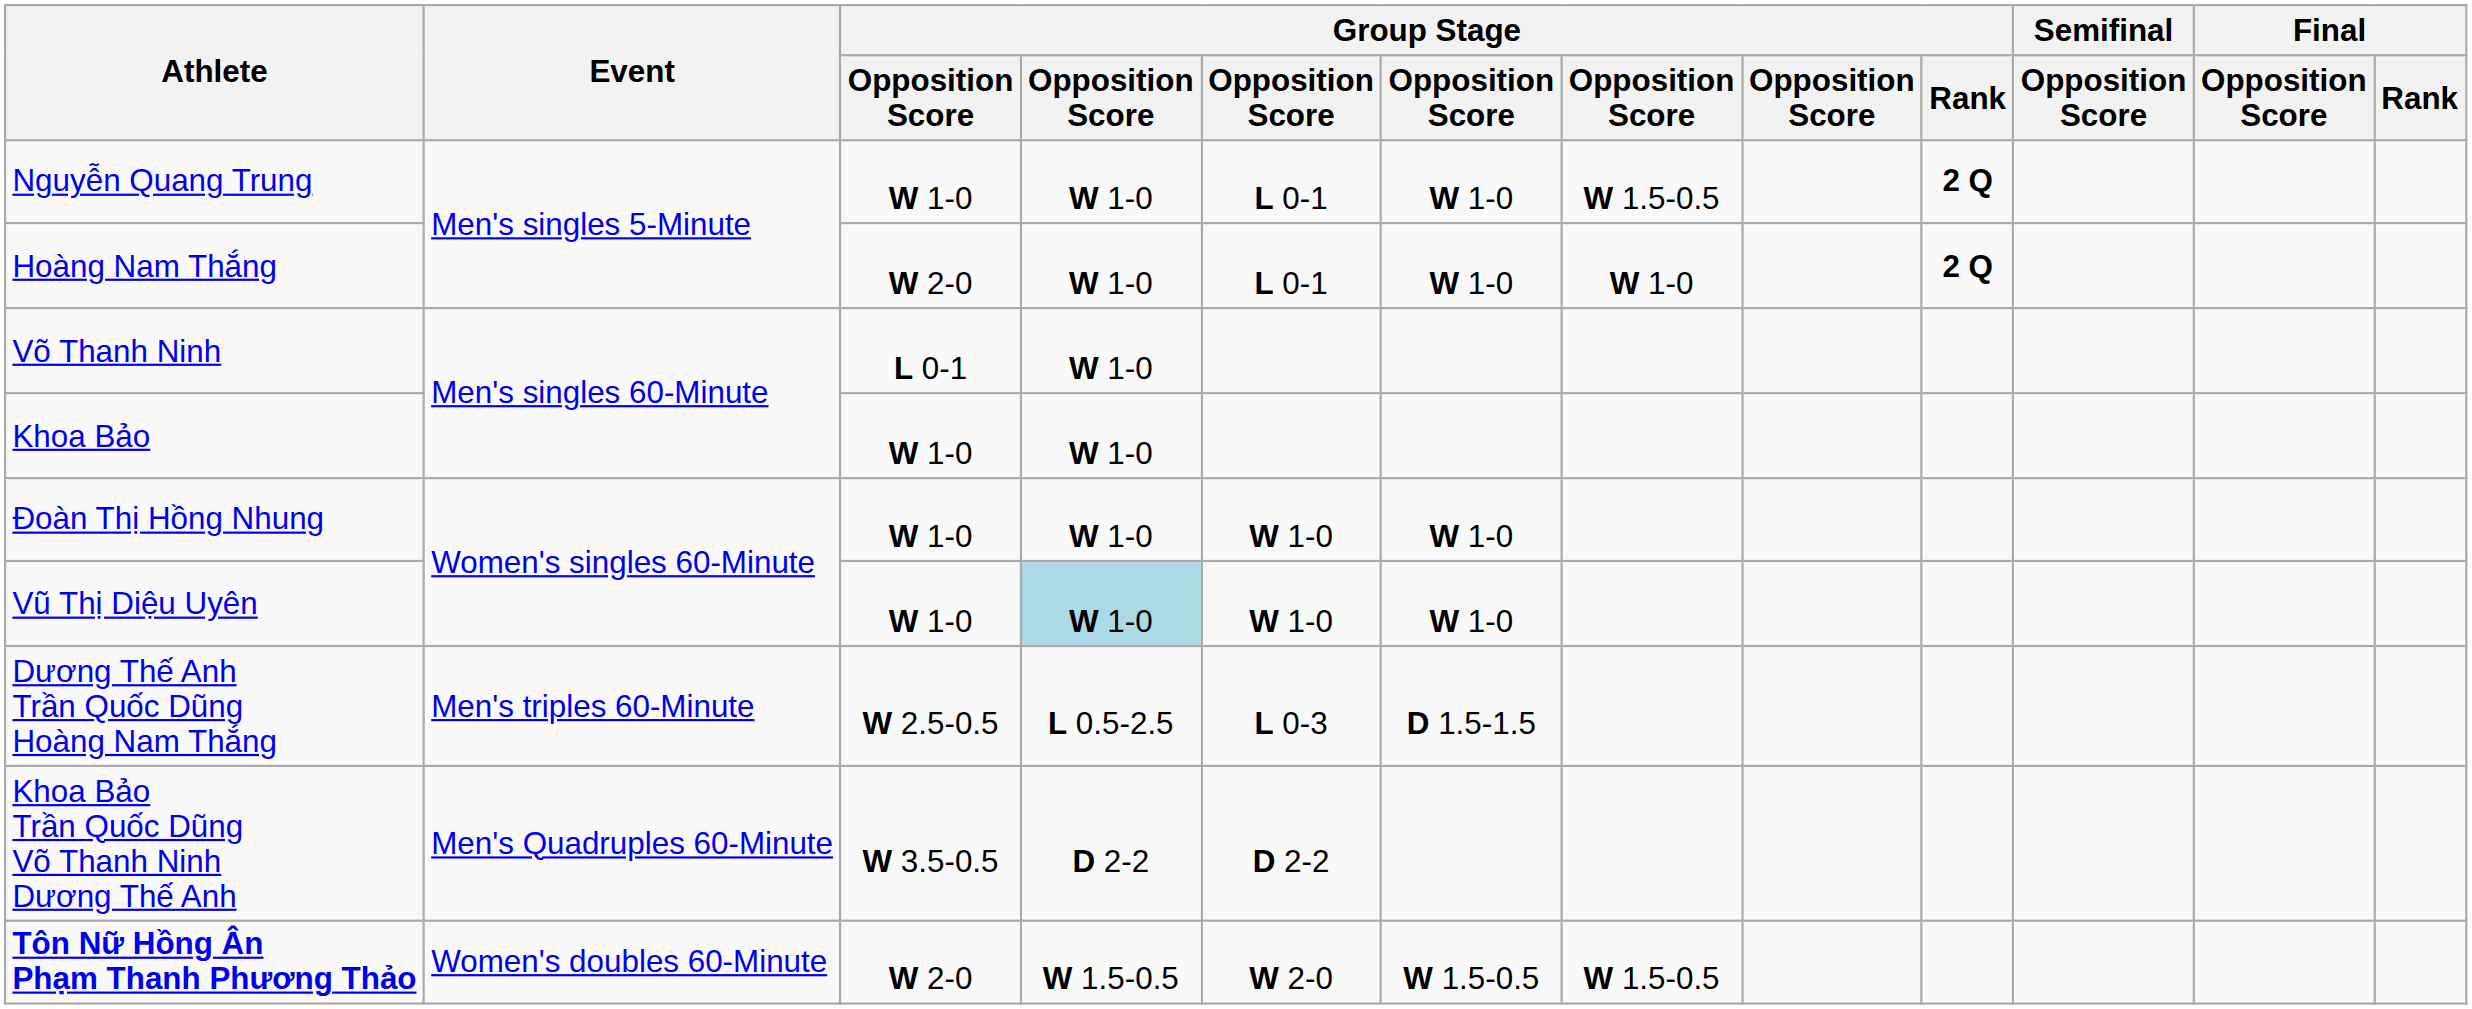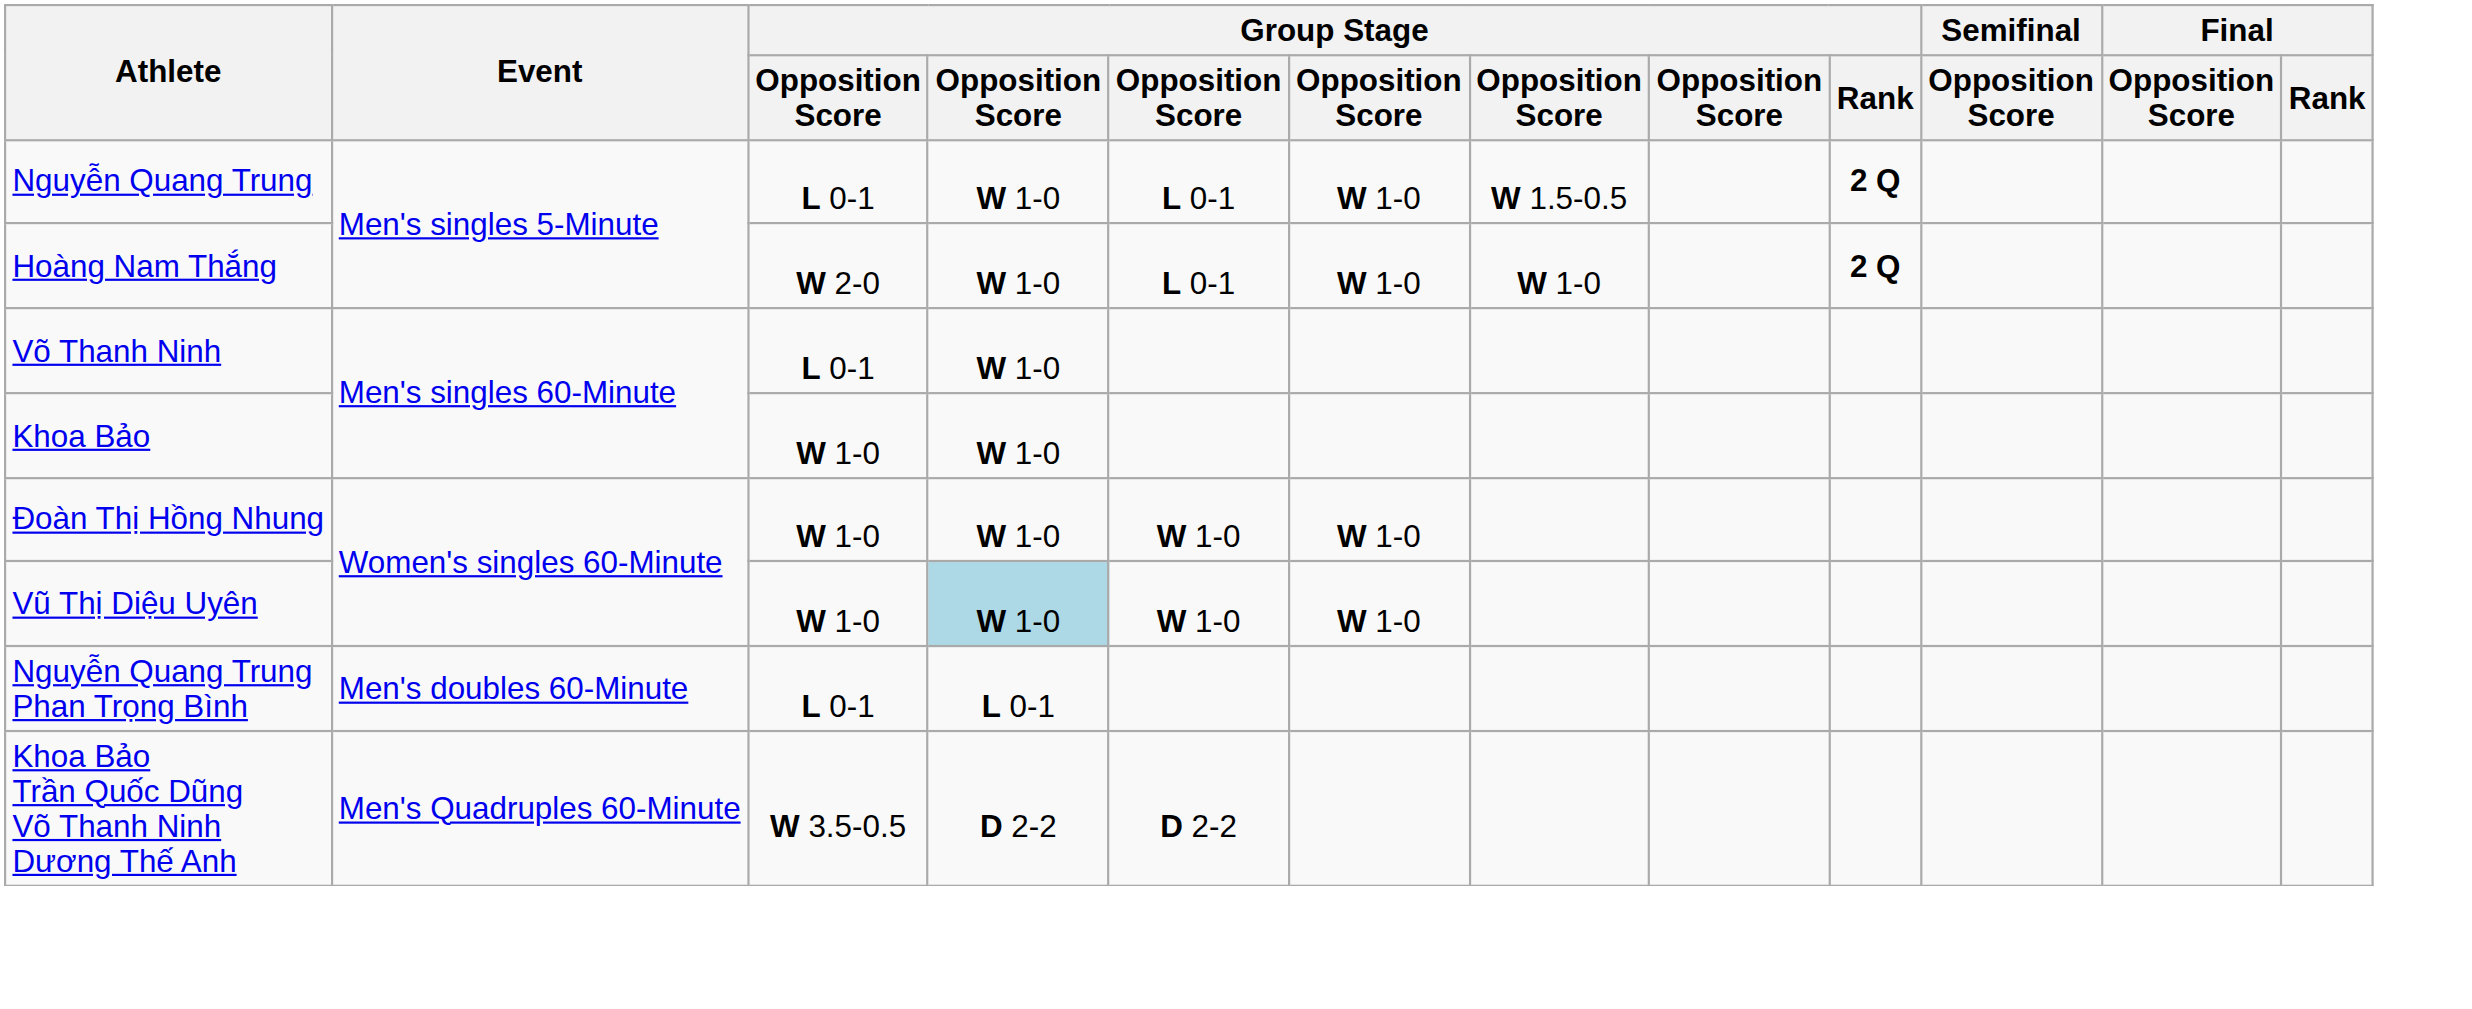(931, 199) W 1-0 -> (838, 199) L 0-1
+ row: (162, 689)
- row: (145, 706)
- row: (214, 962)
